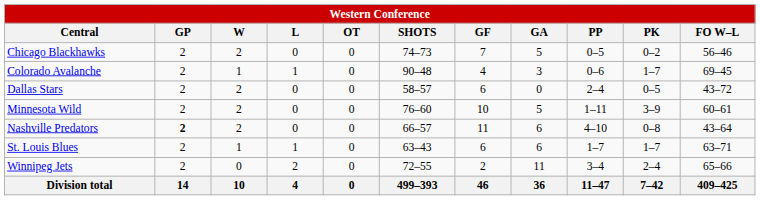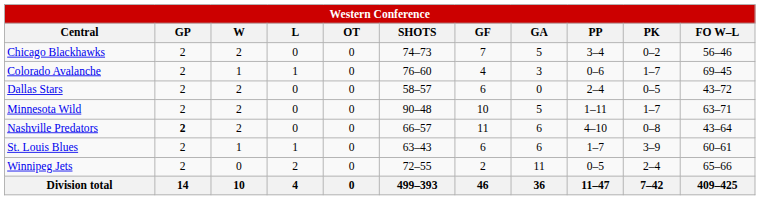(595, 51) 0–5 -> (595, 51) 3–4
(417, 70) 90–48 -> (417, 70) 76–60
(417, 108) 76–60 -> (417, 108) 90–48
(652, 108) 3–9 -> (652, 108) 1–7
(717, 108) 60–61 -> (717, 108) 63–71
(652, 147) 1–7 -> (652, 147) 3–9
(717, 147) 63–71 -> (717, 147) 60–61
(595, 166) 3–4 -> (595, 166) 0–5
